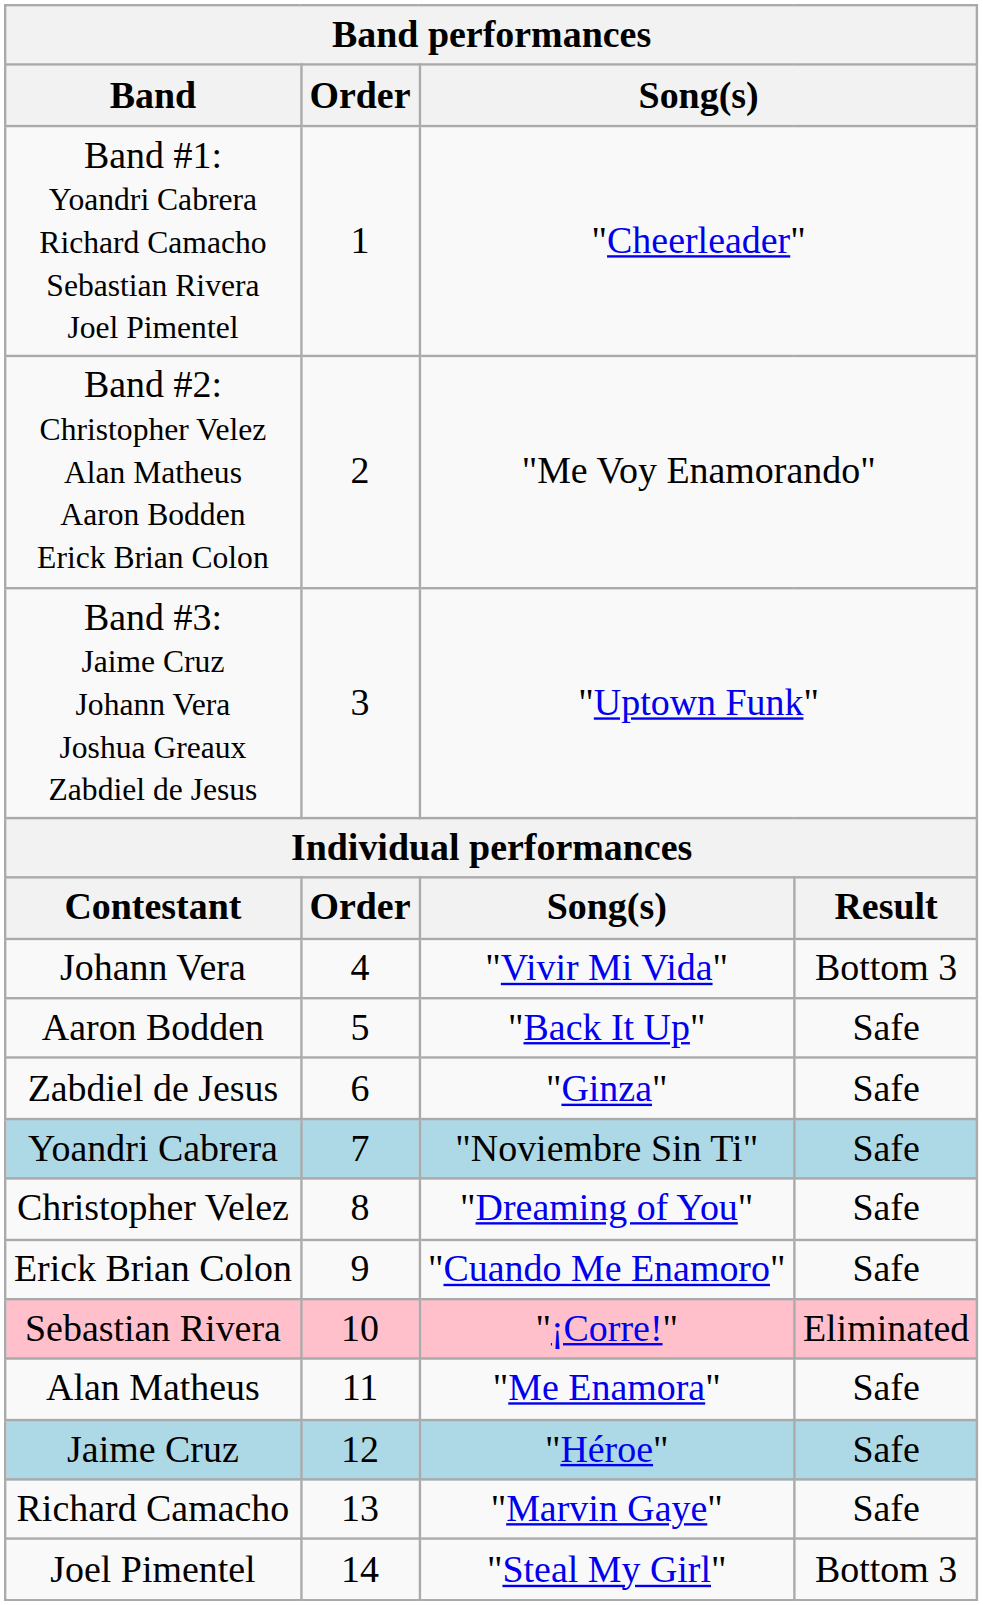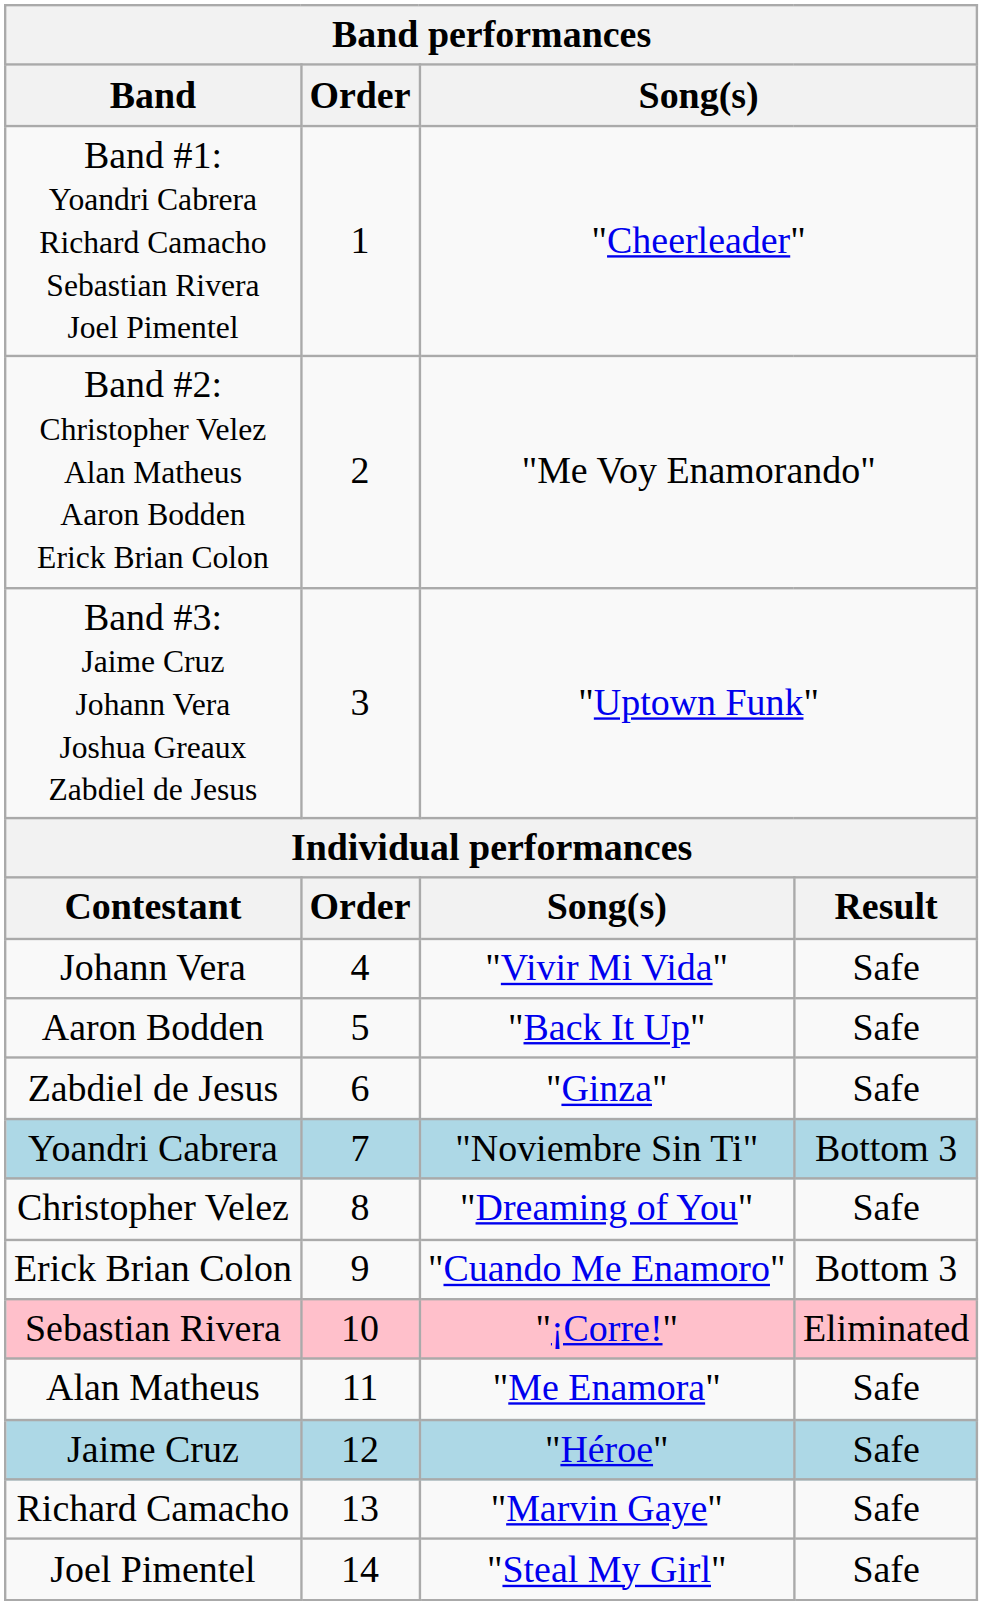(886, 967) Bottom 3 -> (886, 967) Safe
(886, 1147) Safe -> (886, 1147) Bottom 3
(886, 1268) Safe -> (886, 1268) Bottom 3
(886, 1568) Bottom 3 -> (886, 1568) Safe
